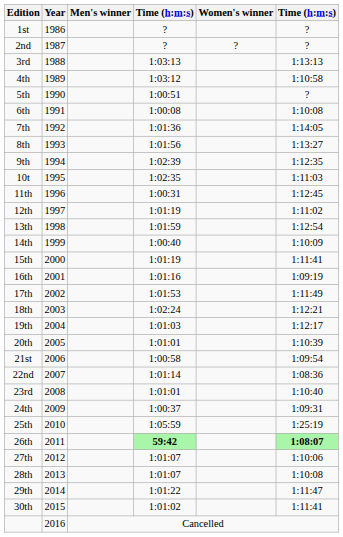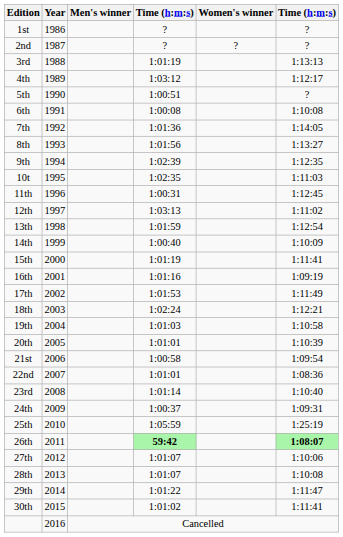(165, 62) 1:03:13 -> (165, 62) 1:01:19
(307, 78) 1:10:58 -> (307, 78) 1:12:17
(165, 210) 1:01:19 -> (165, 210) 1:03:13
(307, 326) 1:12:17 -> (307, 326) 1:10:58
(165, 375) 1:01:14 -> (165, 375) 1:01:01
(165, 392) 1:01:01 -> (165, 392) 1:01:14
